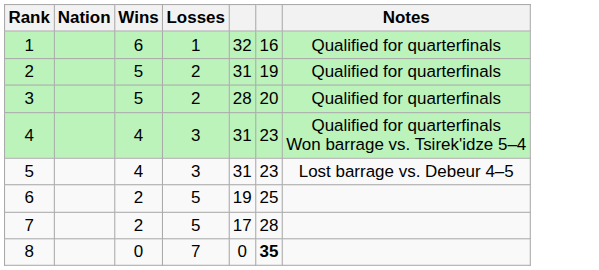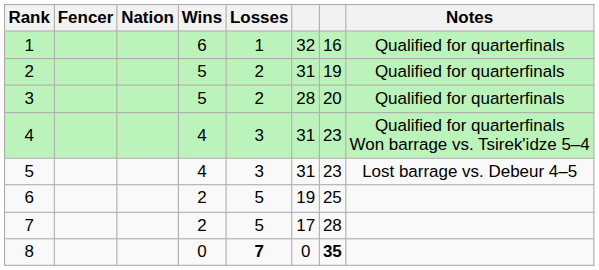+ column: (86, 17)
(196, 252) normal -> (259, 252) bold
